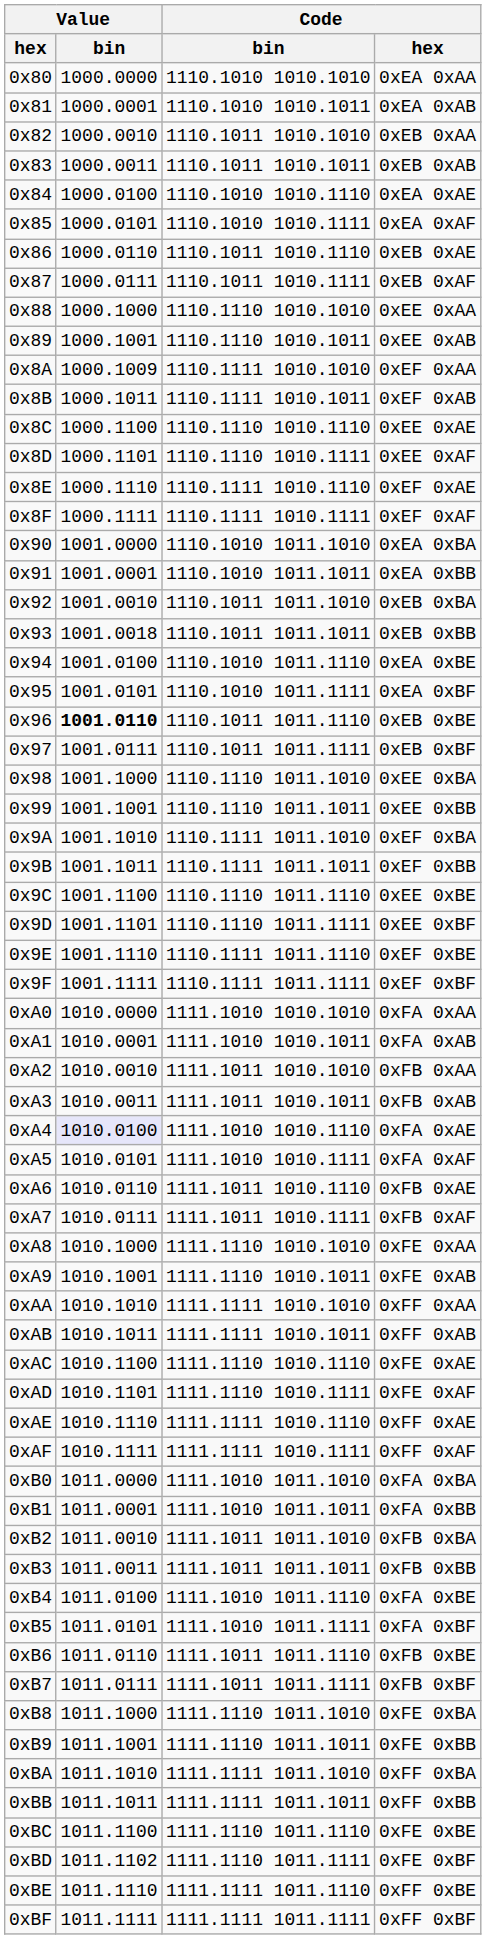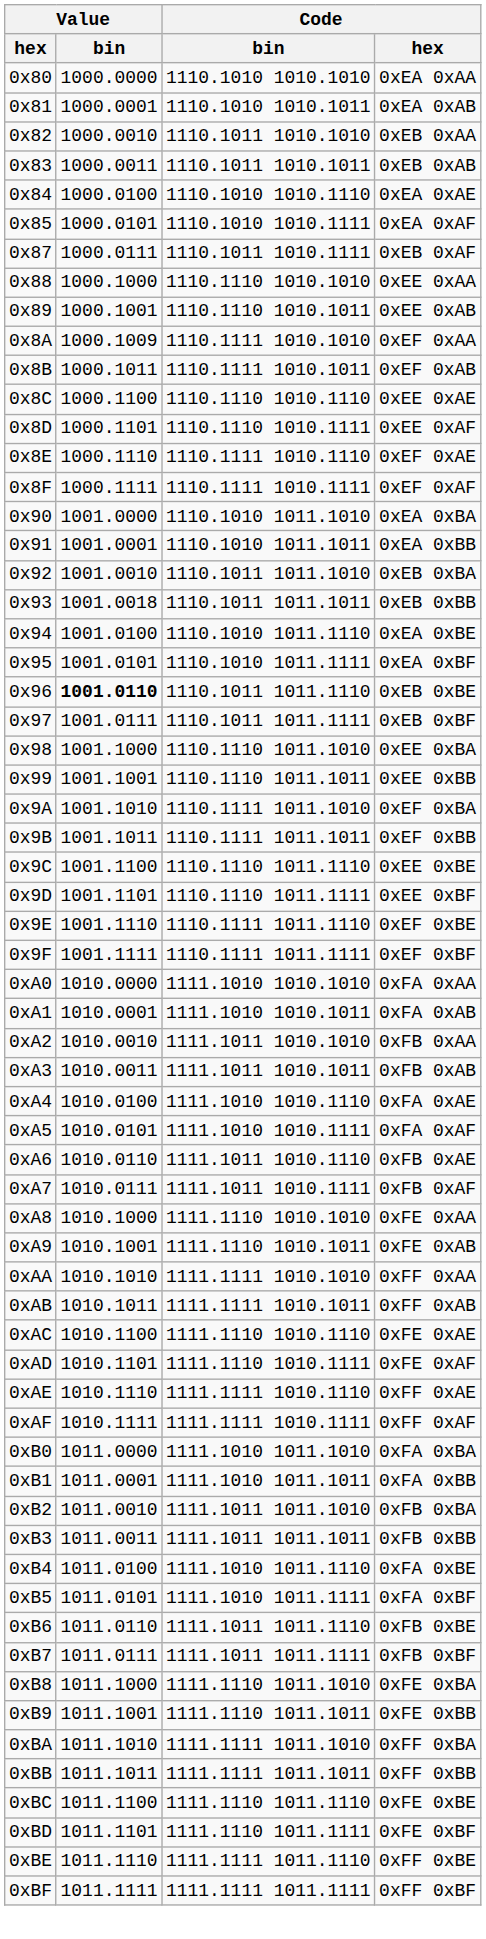- row: (31, 253)
(109, 1130) lavender background -> (109, 1101) no background
(109, 1861) 1011.1102 -> (109, 1832) 1011.1101
